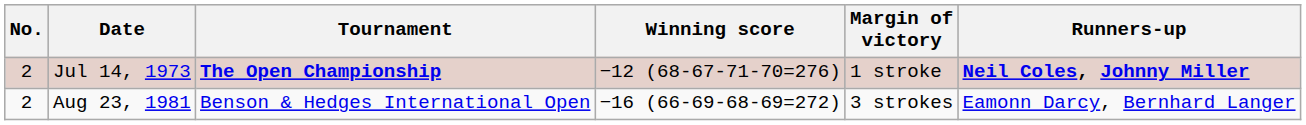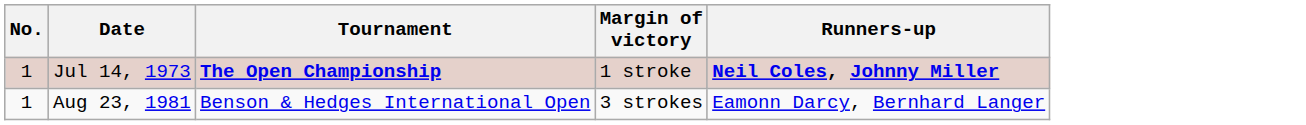- column: (720, 31)
(27, 73) 2 -> (27, 73) 1
(27, 104) 2 -> (27, 104) 1
